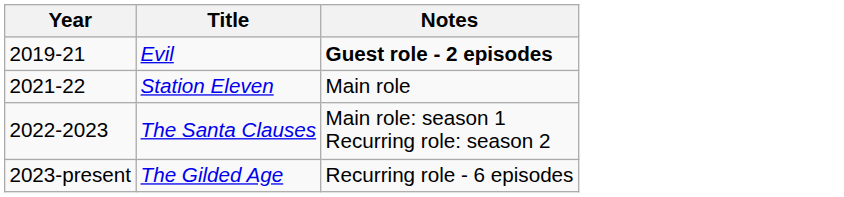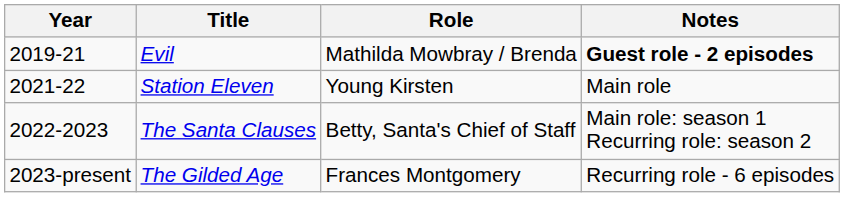+ column: (451, 20)
